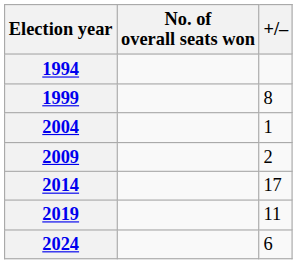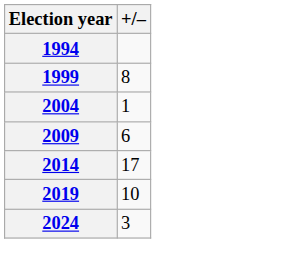- column: (188, 29)
(268, 156) 2 -> (126, 135) 6
(272, 214) 11 -> (130, 194) 10
(268, 244) 6 -> (126, 223) 3
